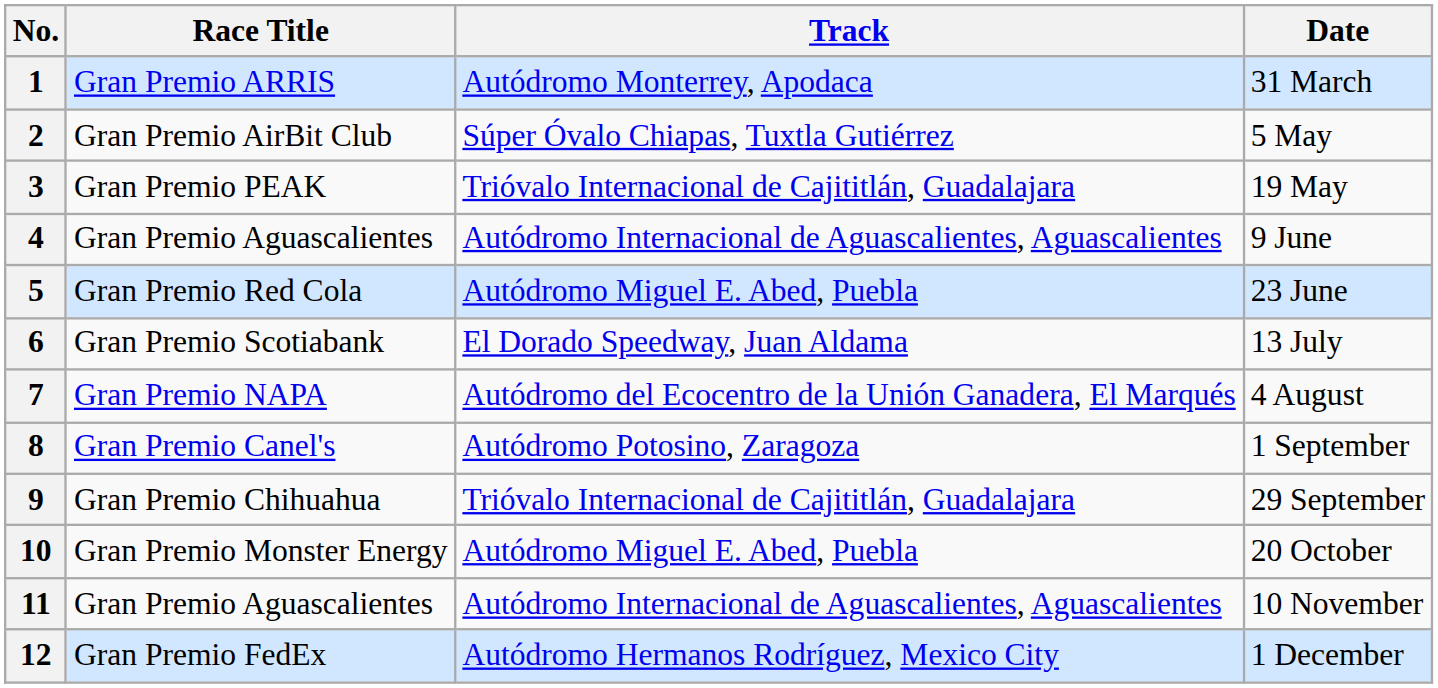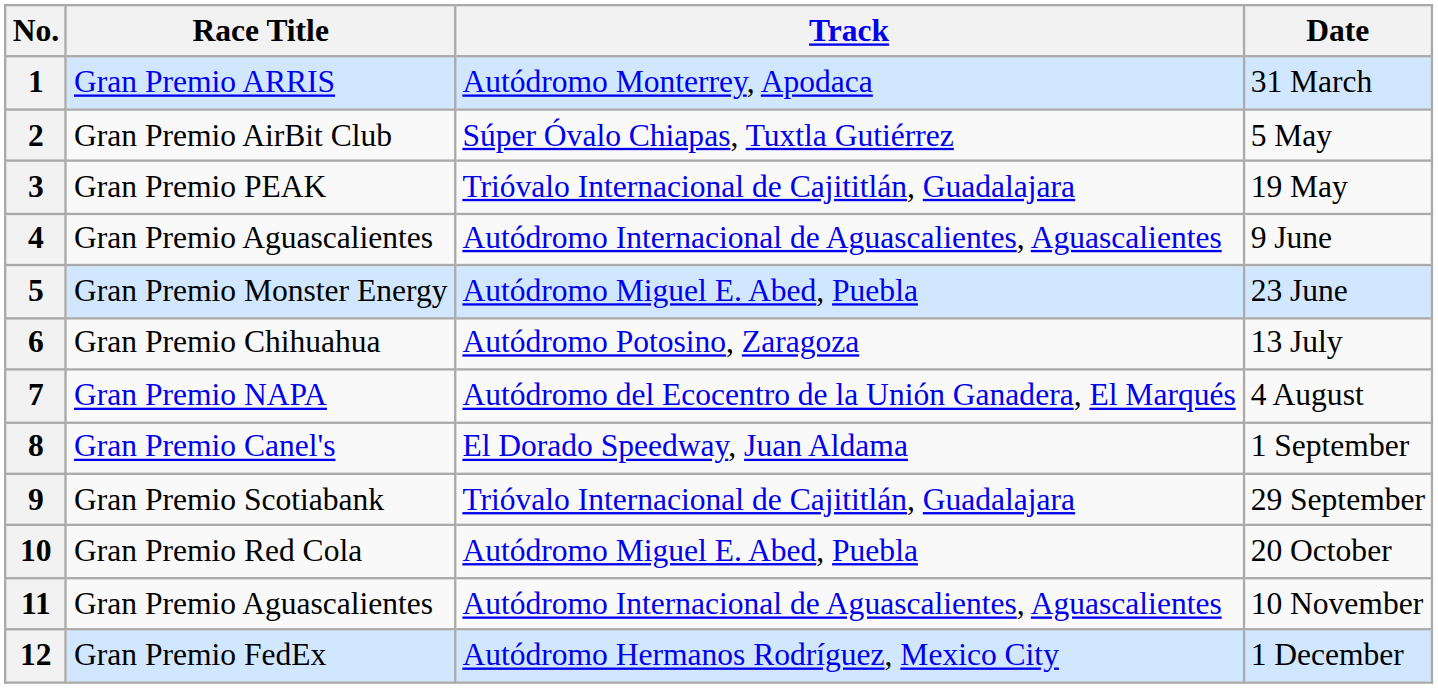(218, 290) Gran Premio Red Cola -> (261, 290) Gran Premio Monster Energy
(229, 342) Gran Premio Scotiabank -> (227, 342) Gran Premio Chihuahua
(685, 342) El Dorado Speedway, Juan Aldama -> (661, 342) Autódromo Potosino, Zaragoza
(661, 446) Autódromo Potosino, Zaragoza -> (685, 446) El Dorado Speedway, Juan Aldama
(227, 498) Gran Premio Chihuahua -> (229, 498) Gran Premio Scotiabank
(261, 550) Gran Premio Monster Energy -> (218, 550) Gran Premio Red Cola
